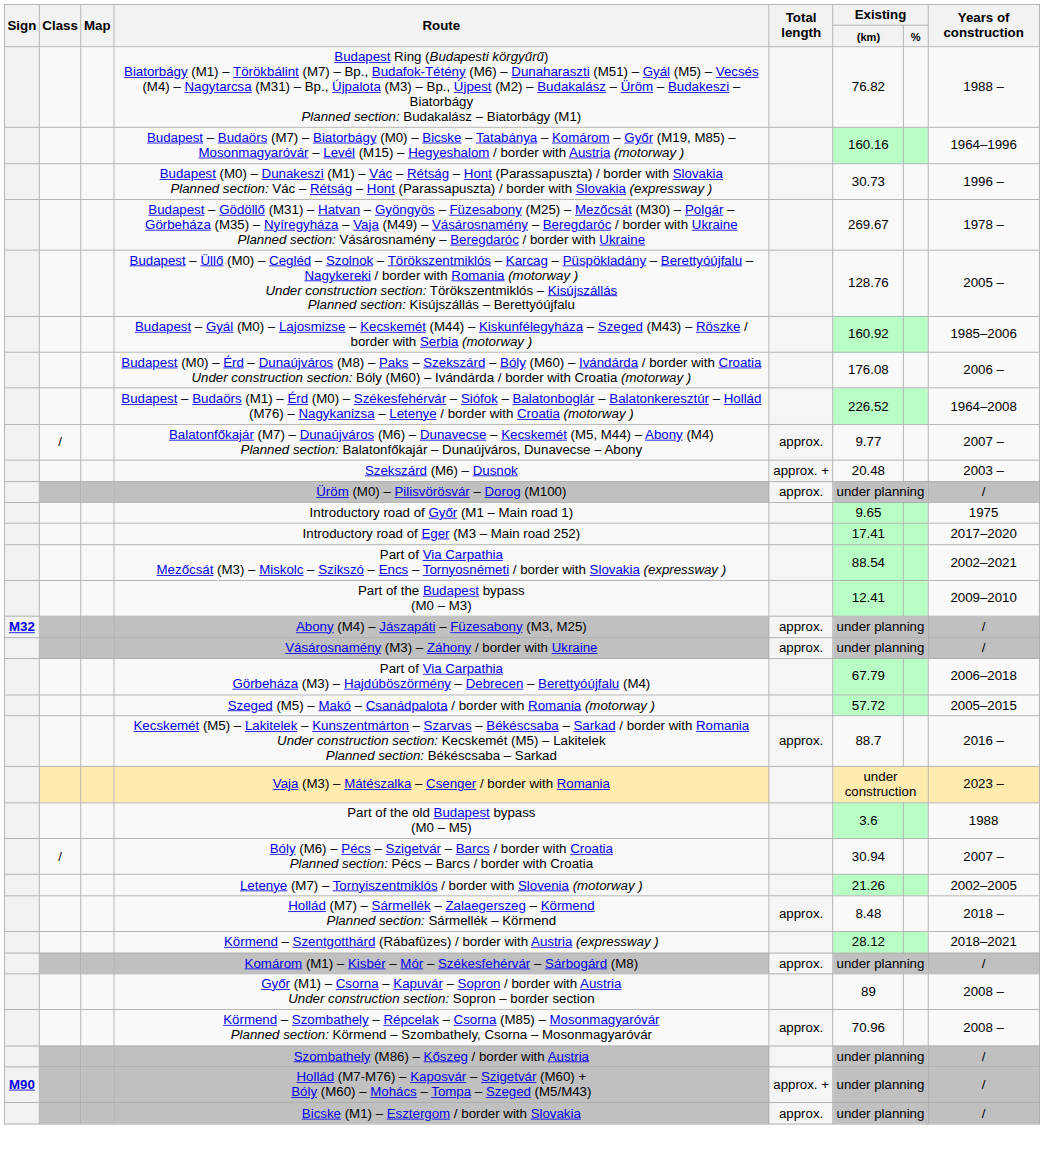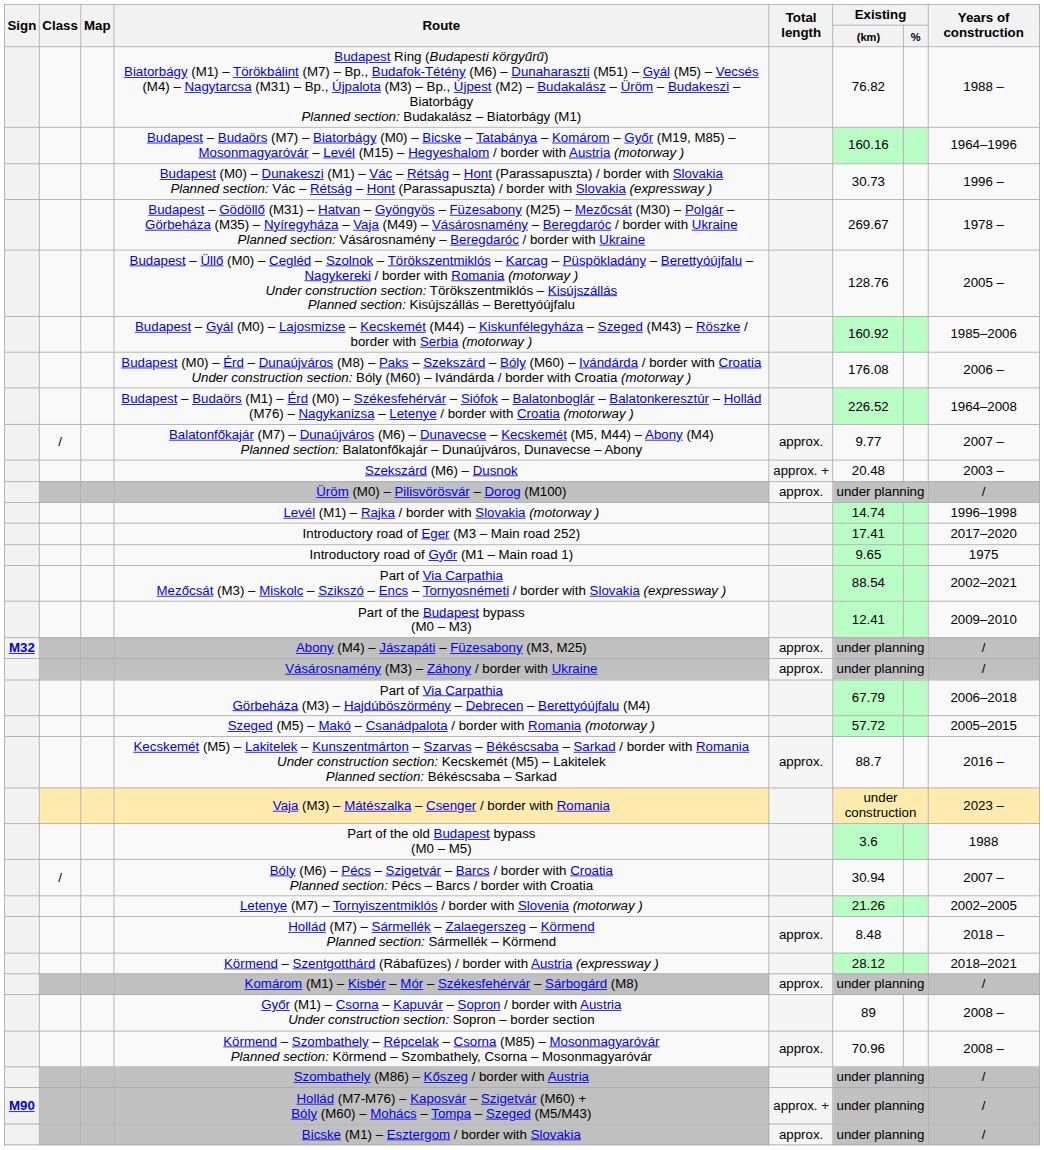+ row: (441, 512)
rows swapped: (441, 512) <-> (441, 533)
